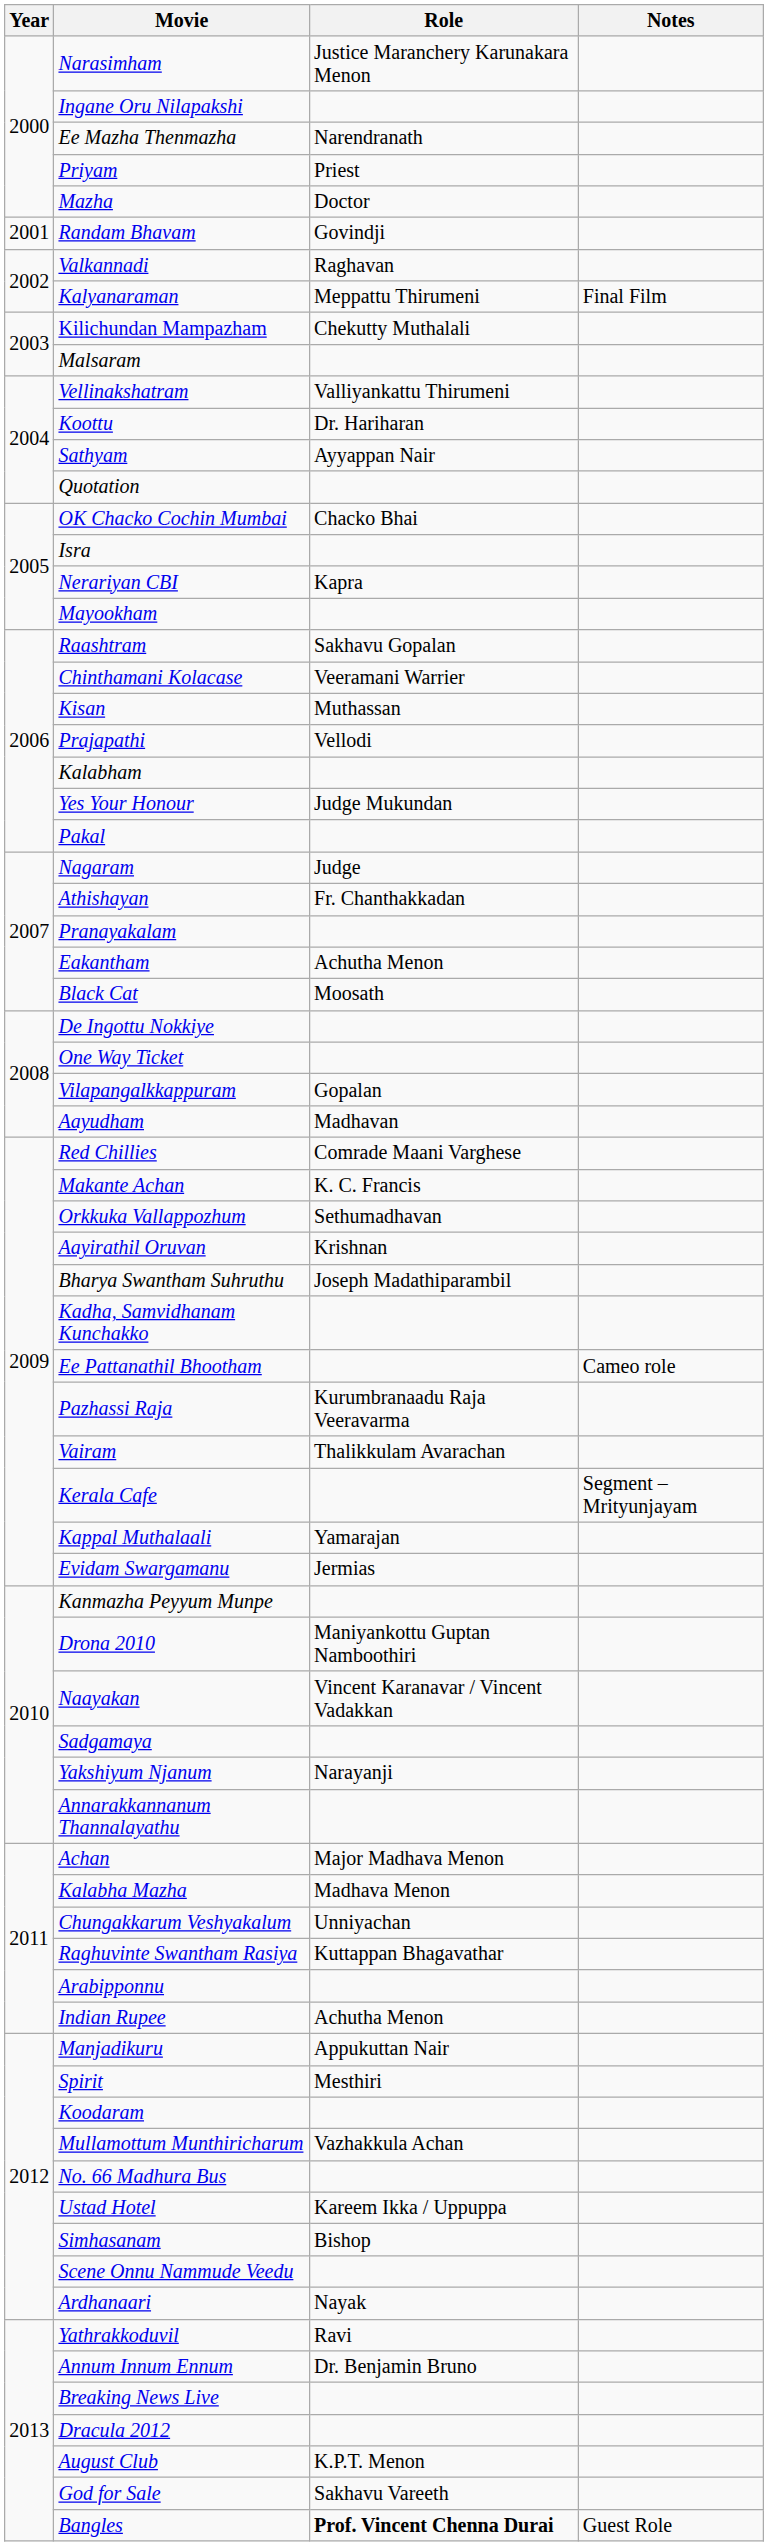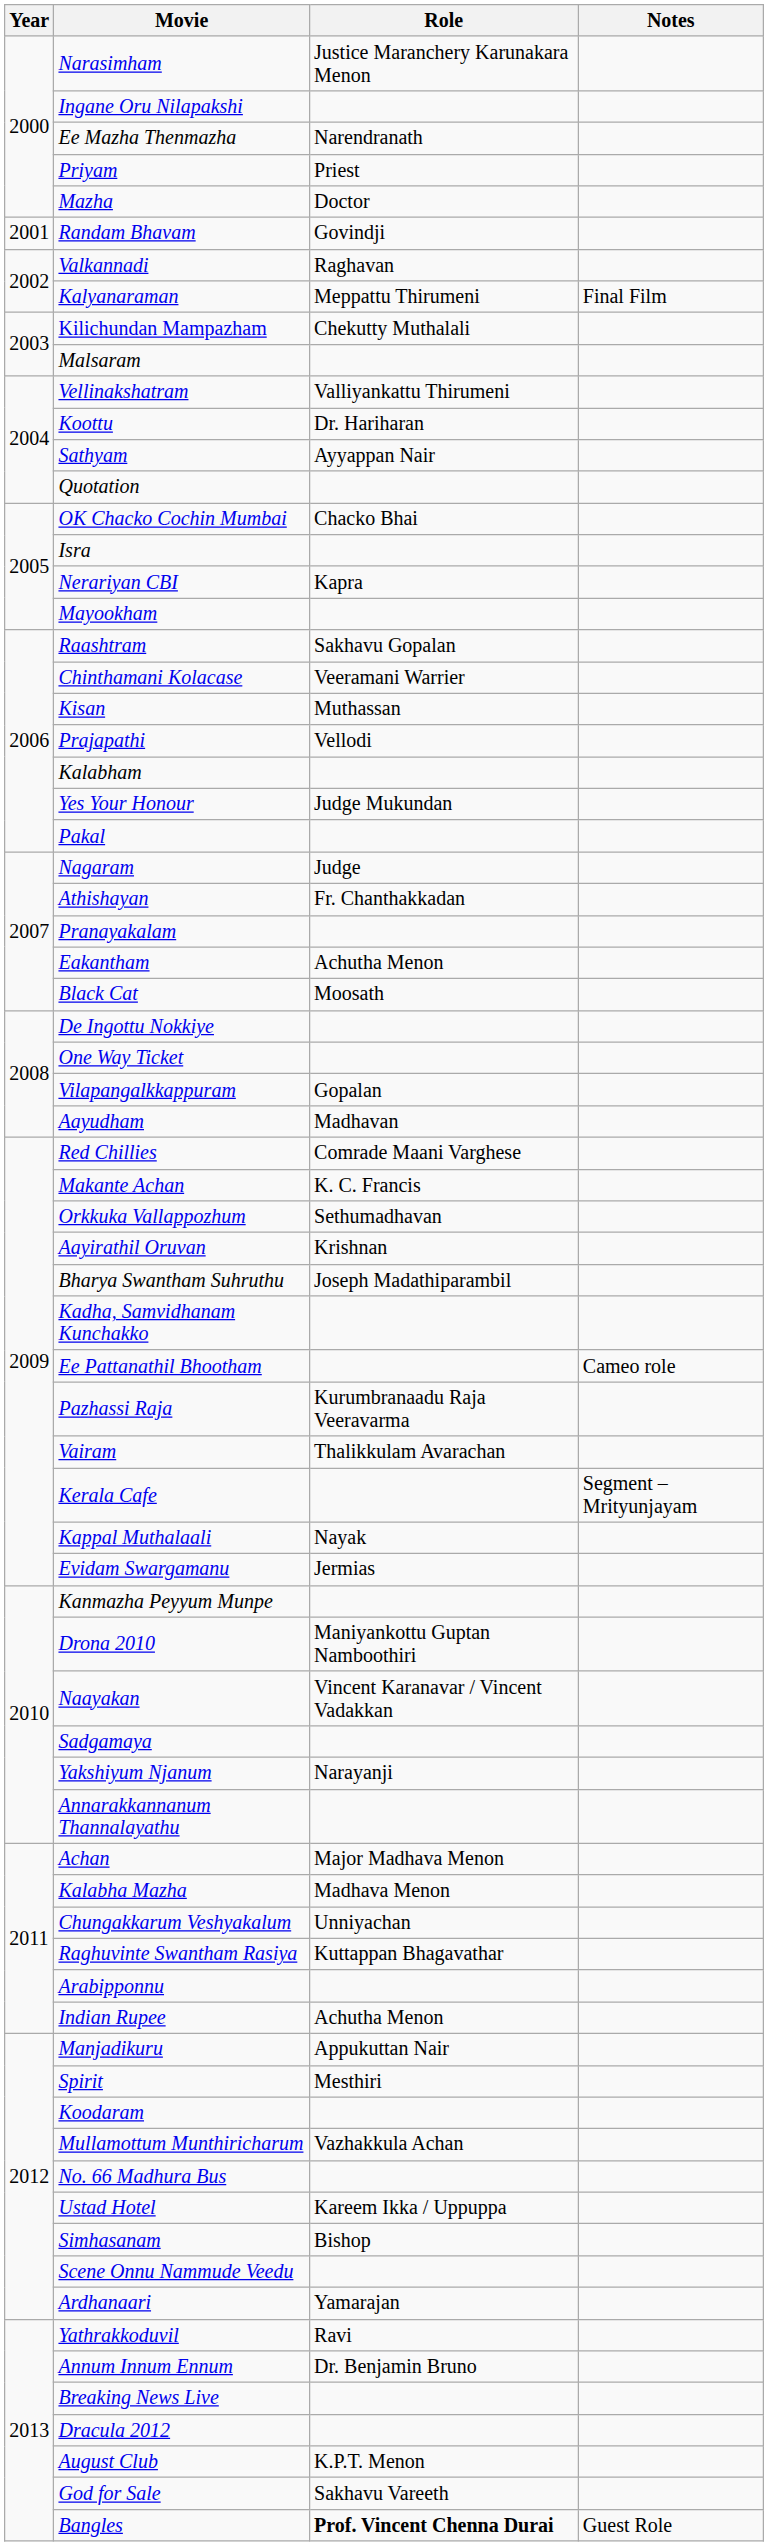(357, 1537) Yamarajan -> (340, 1537) Nayak
(340, 2303) Nayak -> (357, 2303) Yamarajan
